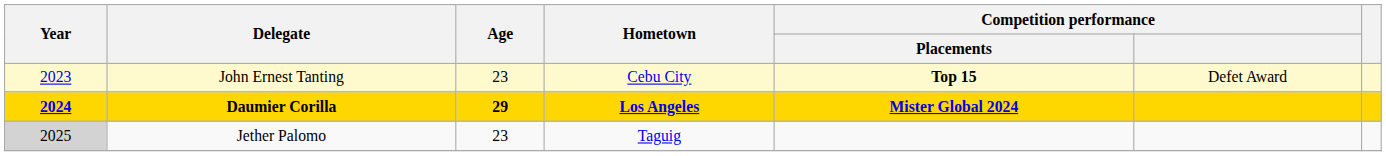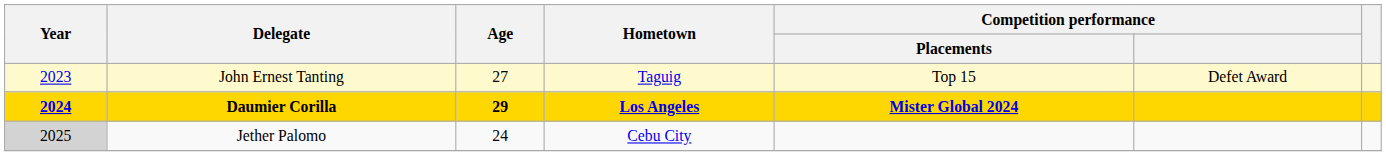(500, 78) 23 -> (500, 78) 27
(659, 78) Cebu City -> (659, 78) Taguig
(954, 78) bold -> (954, 78) normal
(500, 136) 23 -> (500, 136) 24
(659, 136) Taguig -> (659, 136) Cebu City
